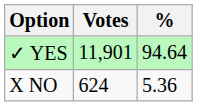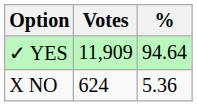(106, 52) 11,901 -> (106, 52) 11,909
